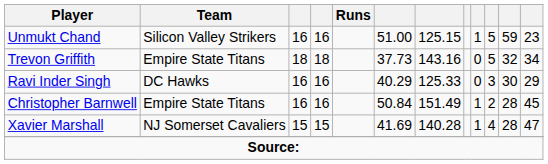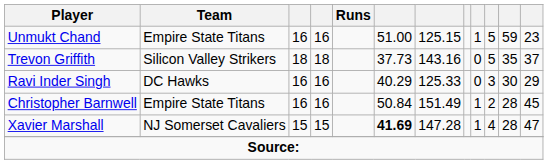(210, 37) Silicon Valley Strikers -> (204, 37) Empire State Titans
(204, 59) Empire State Titans -> (210, 59) Silicon Valley Strikers
(510, 59) 32 -> (510, 59) 35
(532, 59) 34 -> (532, 59) 37
(394, 125) normal -> (394, 125) bold
(440, 125) 140.28 -> (440, 125) 147.28
